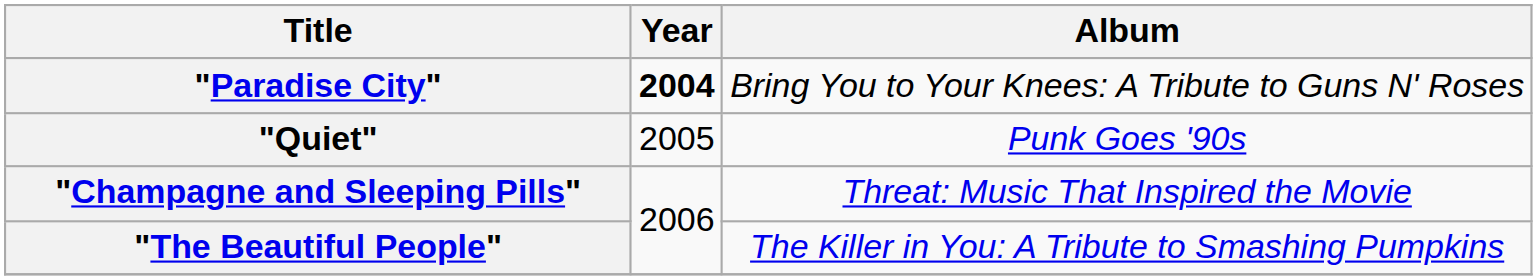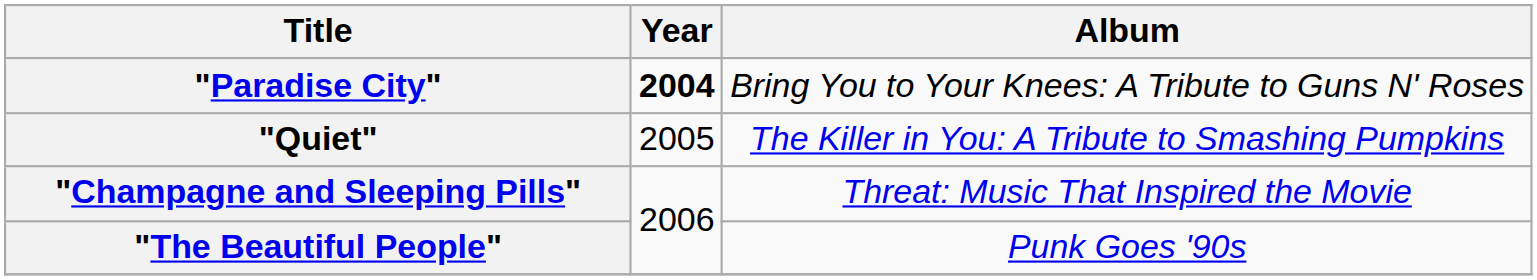(1127, 138) Punk Goes '90s -> (1127, 138) The Killer in You: A Tribute to Smashing Pumpkins
(1127, 246) The Killer in You: A Tribute to Smashing Pumpkins -> (1127, 246) Punk Goes '90s
